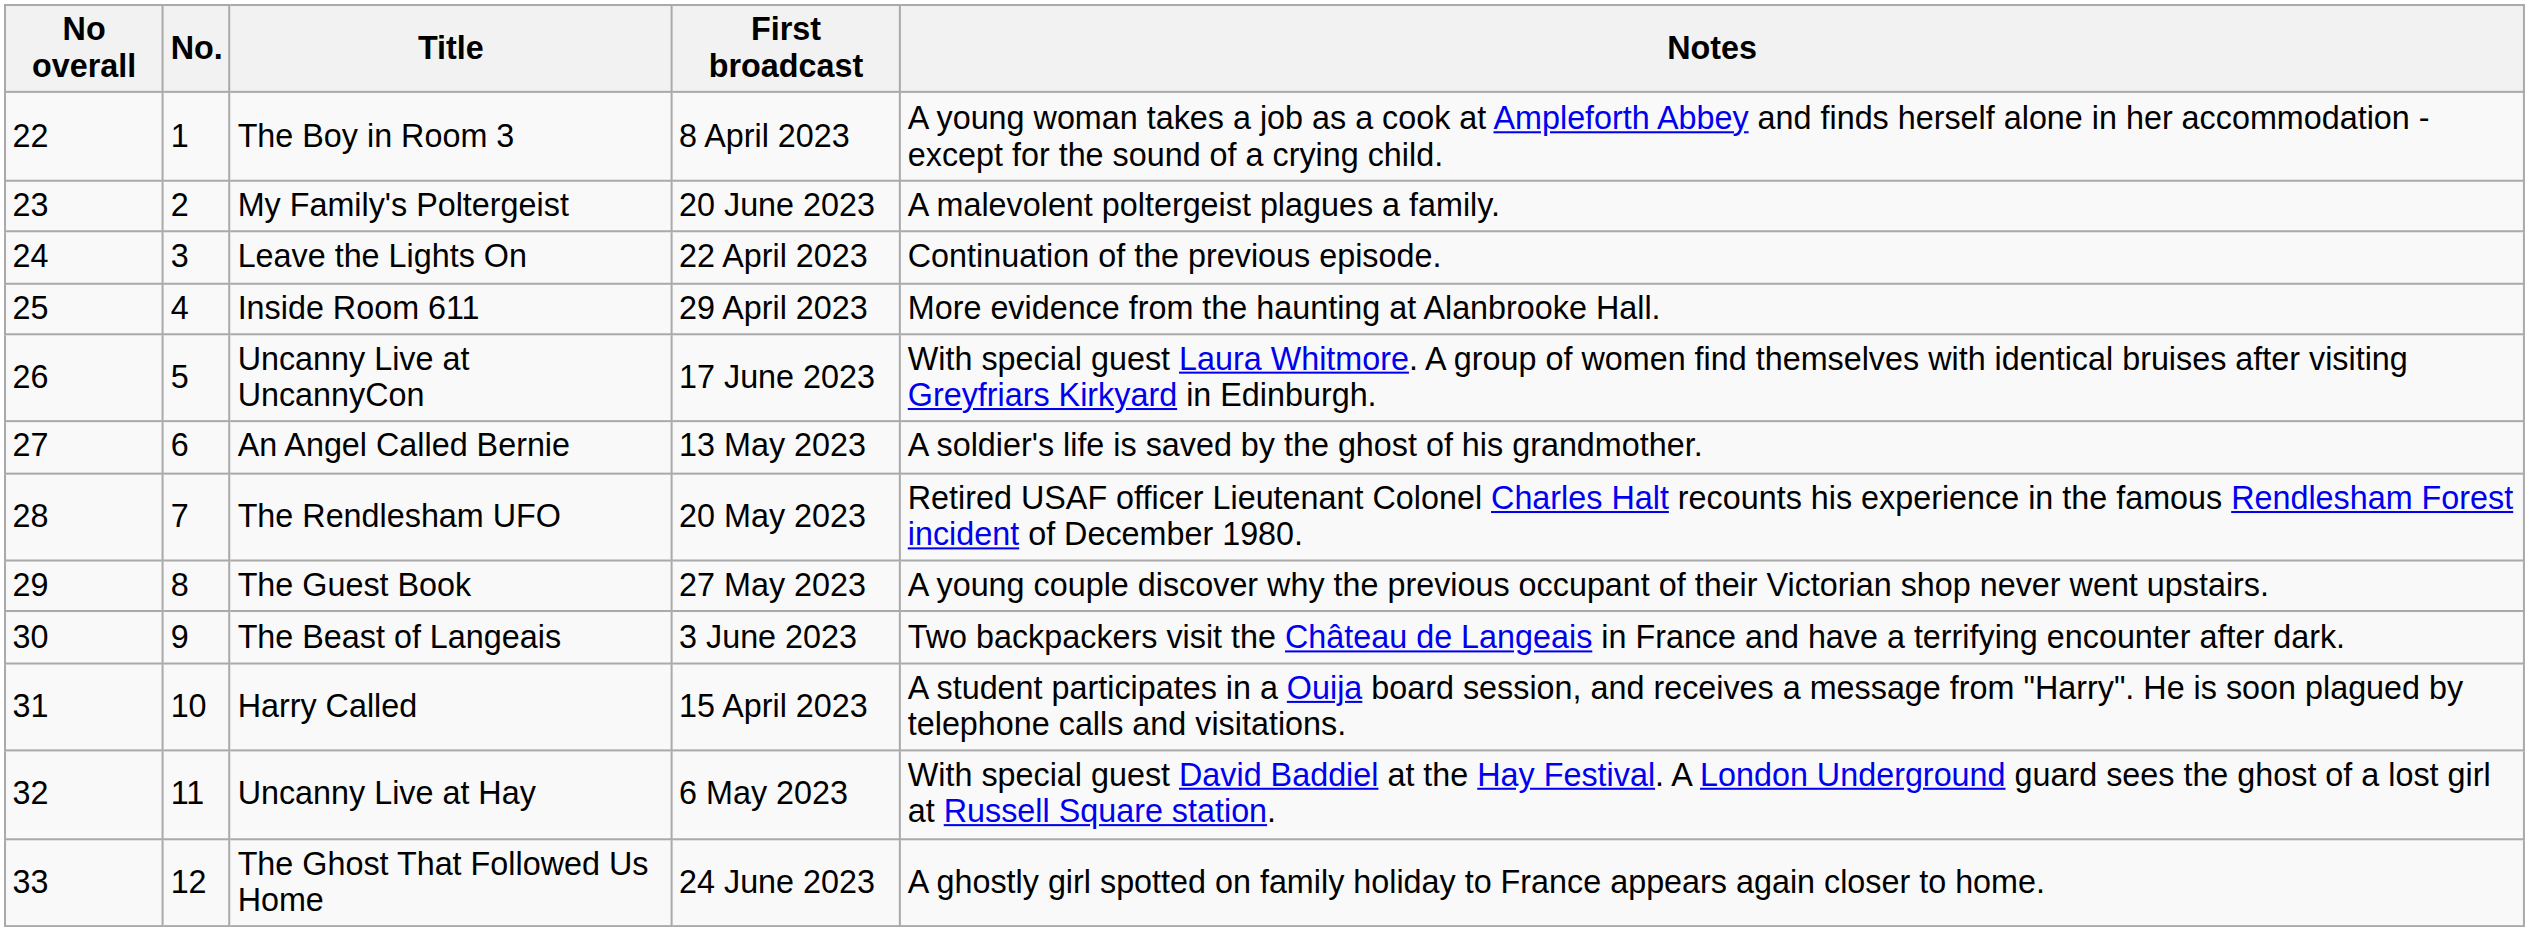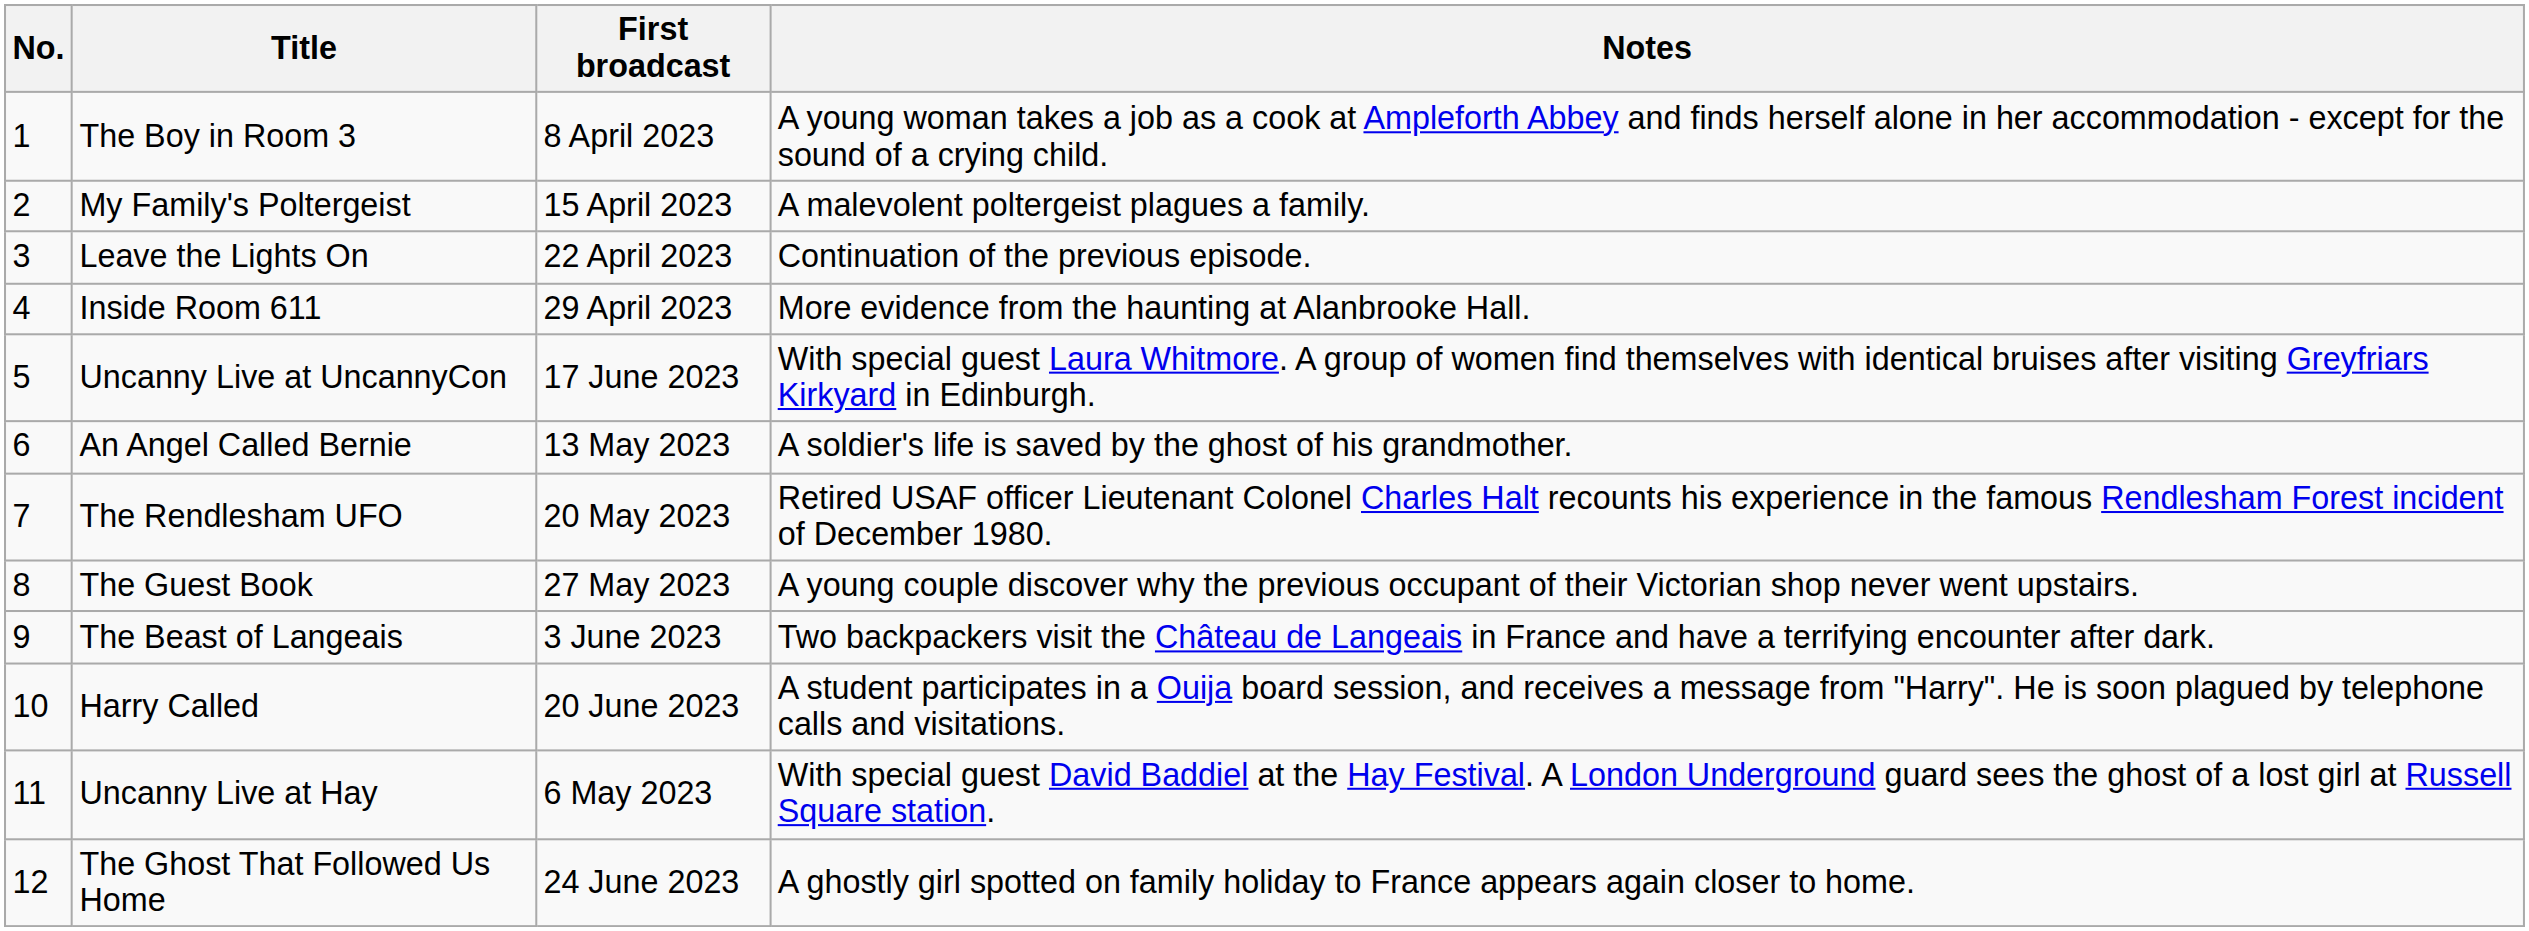- column: (84, 48)
(777, 205) 20 June 2023 -> (638, 205) 15 April 2023
(773, 706) 15 April 2023 -> (641, 706) 20 June 2023
